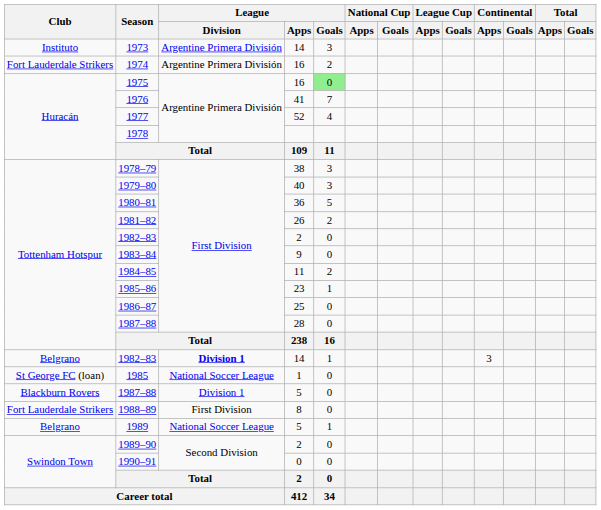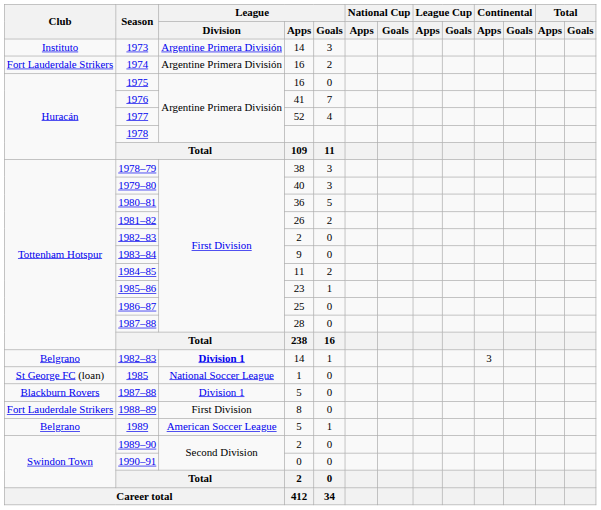(330, 82) lightgreen background -> (330, 82) no background
(222, 427) National Soccer League -> (222, 427) American Soccer League
